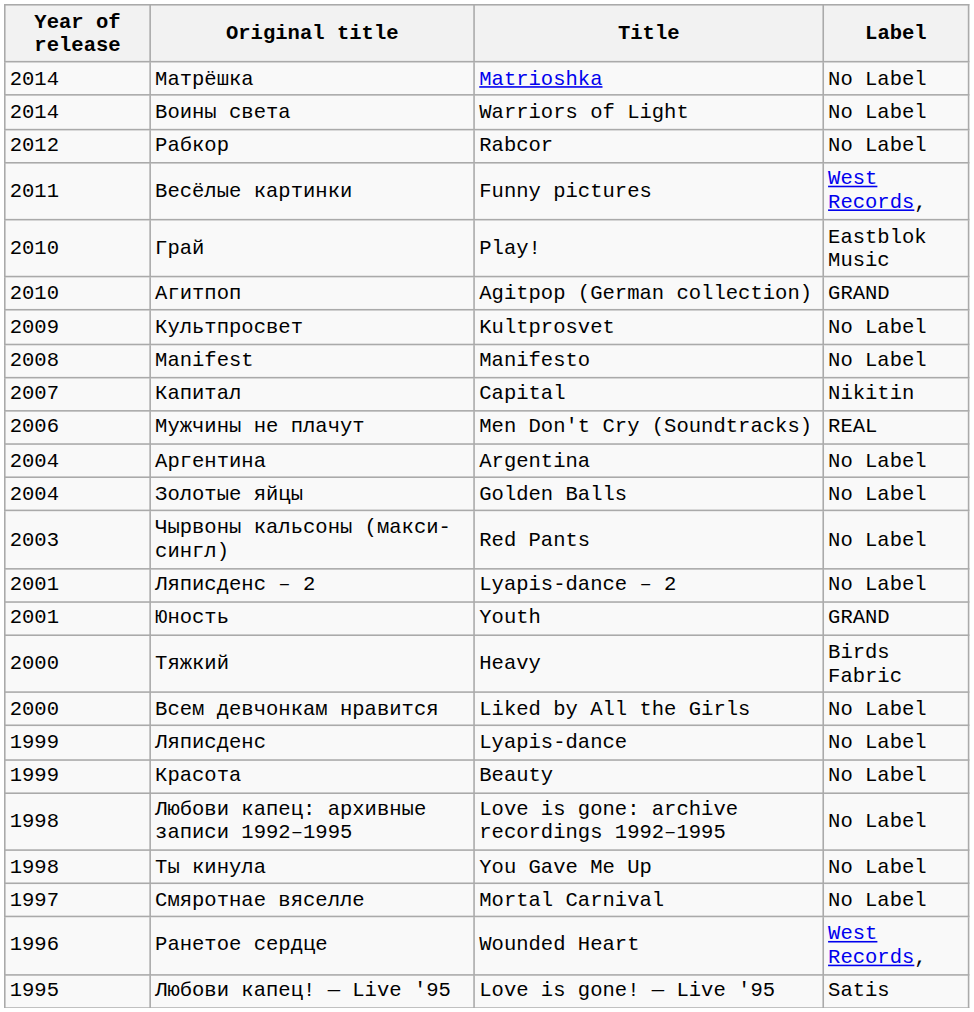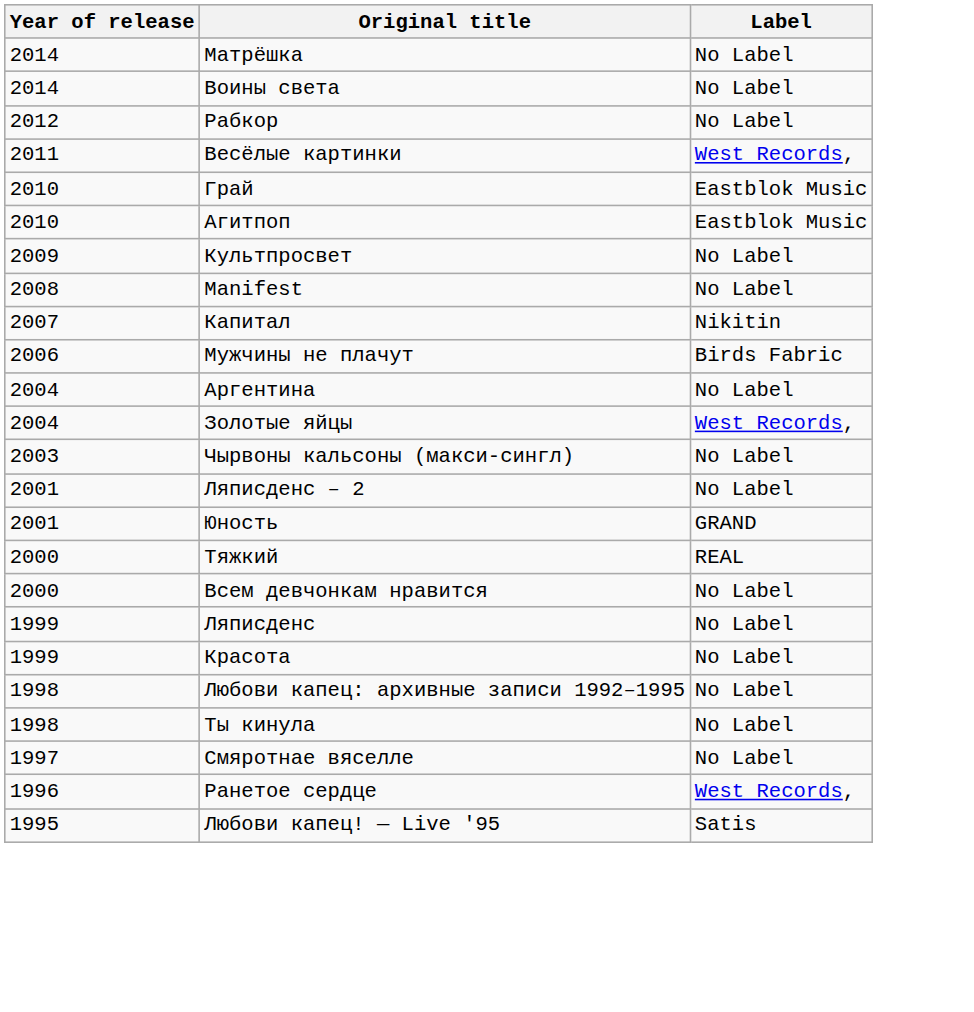- column: (649, 33)
(859, 293) GRAND -> (781, 222) Eastblok Music
(853, 427) REAL -> (769, 356) Birds Fabric
(877, 494) No Label -> (775, 423) West Records,
(865, 664) Birds Fabric -> (720, 557) REAL
